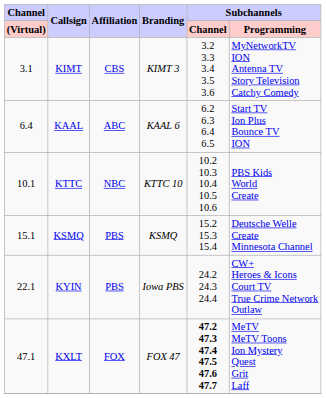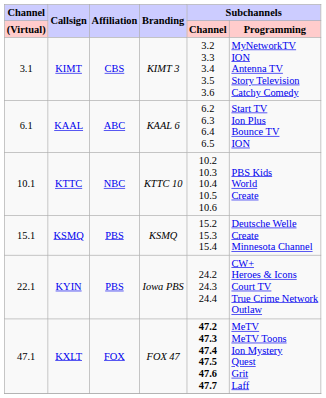(26, 126) 6.4 -> (26, 126) 6.1
